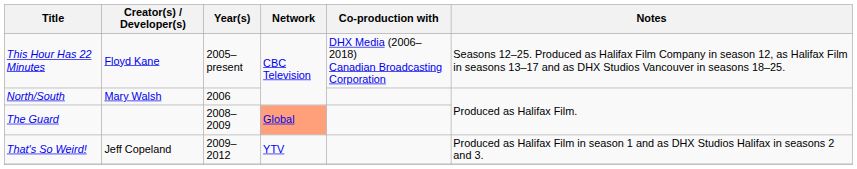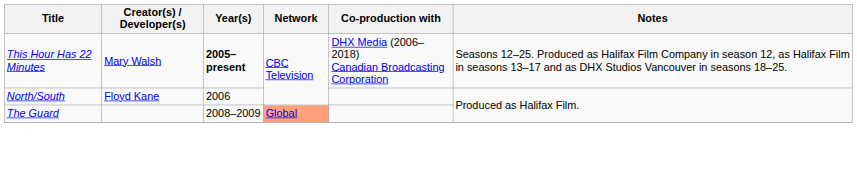(132, 60) Floyd Kane -> (133, 60) Mary Walsh
(225, 60) normal -> (226, 60) bold
(133, 96) Mary Walsh -> (132, 96) Floyd Kane
- row: (47, 149)
